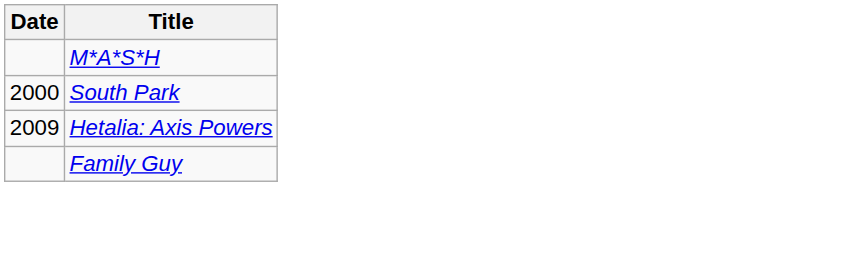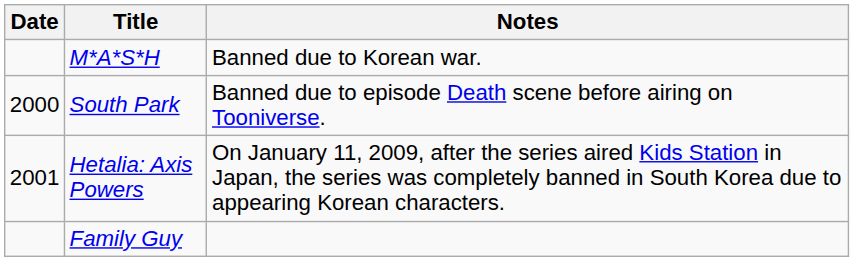+ column: (528, 22)
(35, 127) 2009 -> (35, 177) 2001
